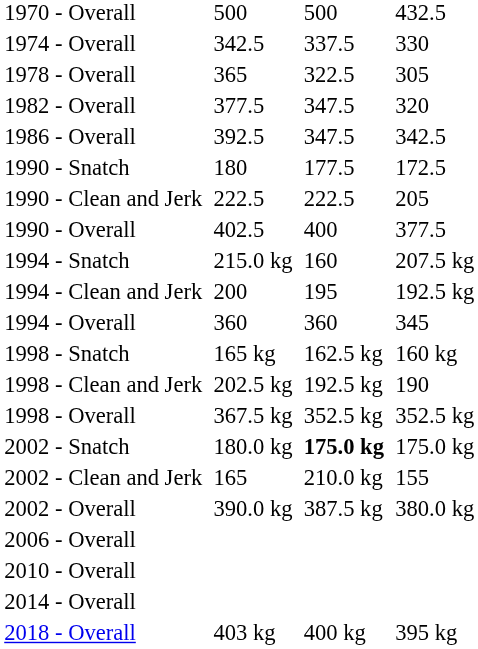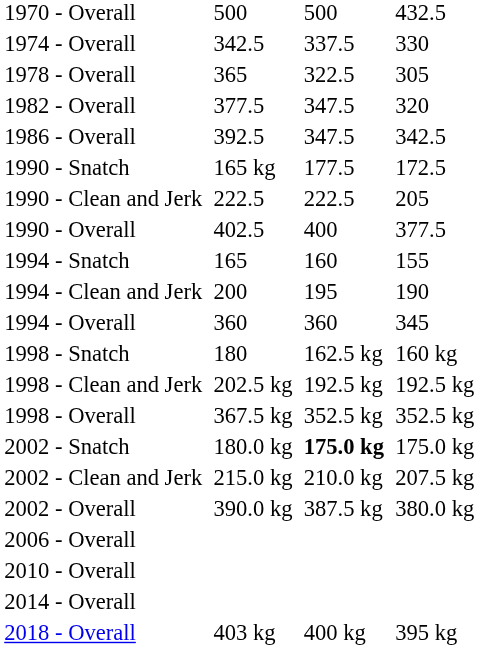(230, 167) 180 -> (245, 167) 165 kg
(253, 260) 215.0 kg -> (230, 260) 165
(435, 260) 207.5 kg -> (412, 260) 155
(435, 291) 192.5 kg -> (412, 291) 190
(245, 353) 165 kg -> (230, 353) 180
(412, 384) 190 -> (435, 384) 192.5 kg
(230, 478) 165 -> (253, 478) 215.0 kg
(412, 478) 155 -> (435, 478) 207.5 kg
